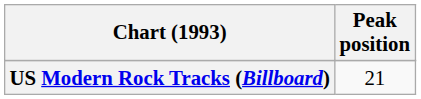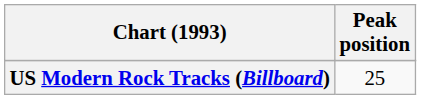(375, 77) 21 -> (375, 77) 25
